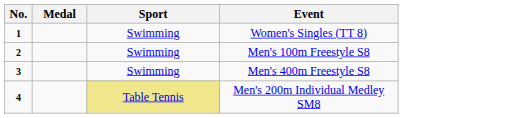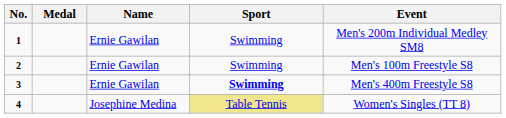+ column: (138, 14)
(309, 33) Women's Singles (TT 8) -> (412, 39) Men's 200m Individual Medley SM8
(153, 71) normal -> (256, 84) bold
(309, 96) Men's 200m Individual Medley SM8 -> (412, 103) Women's Singles (TT 8)
